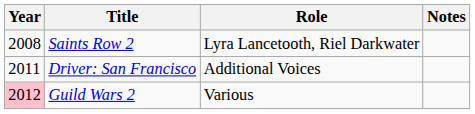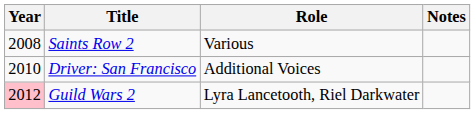(312, 43) Lyra Lancetooth, Riel Darkwater -> (229, 43) Various
(24, 69) 2011 -> (25, 69) 2010
(229, 95) Various -> (312, 95) Lyra Lancetooth, Riel Darkwater
